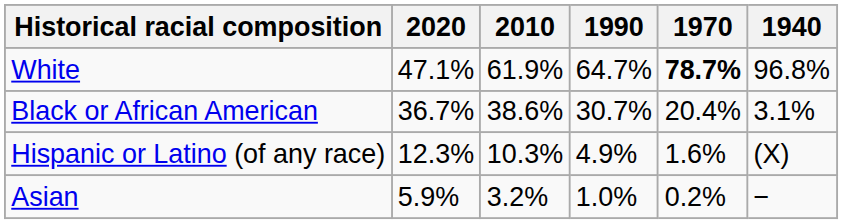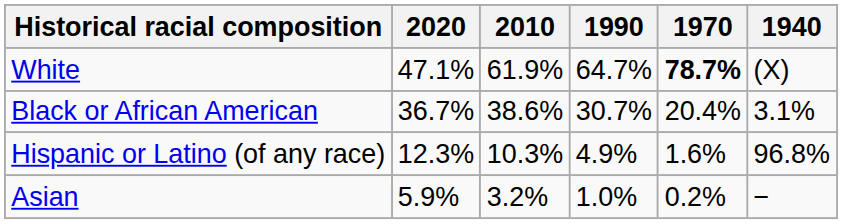(792, 69) 96.8% -> (772, 69) (X)
(772, 154) (X) -> (792, 154) 96.8%
